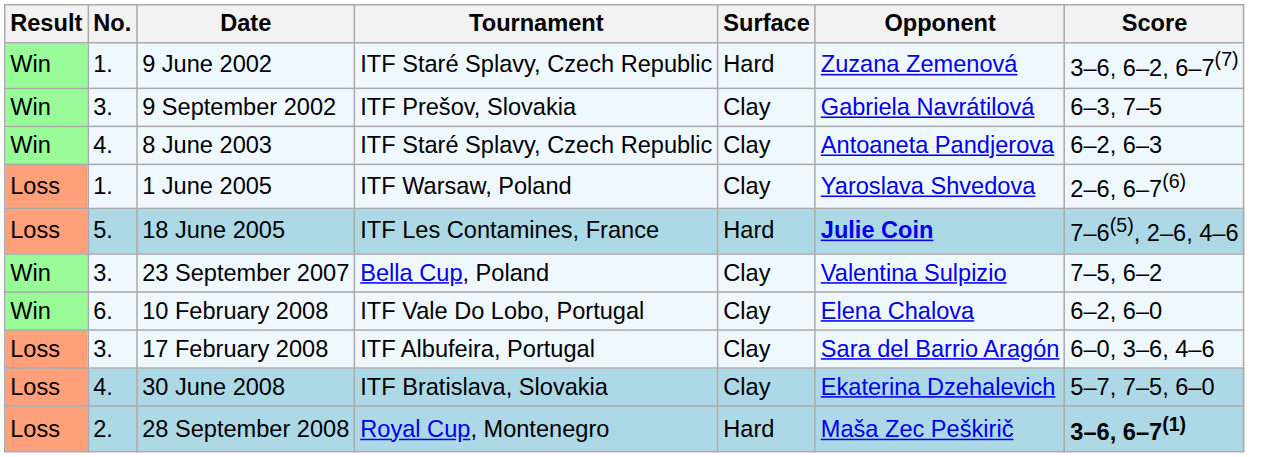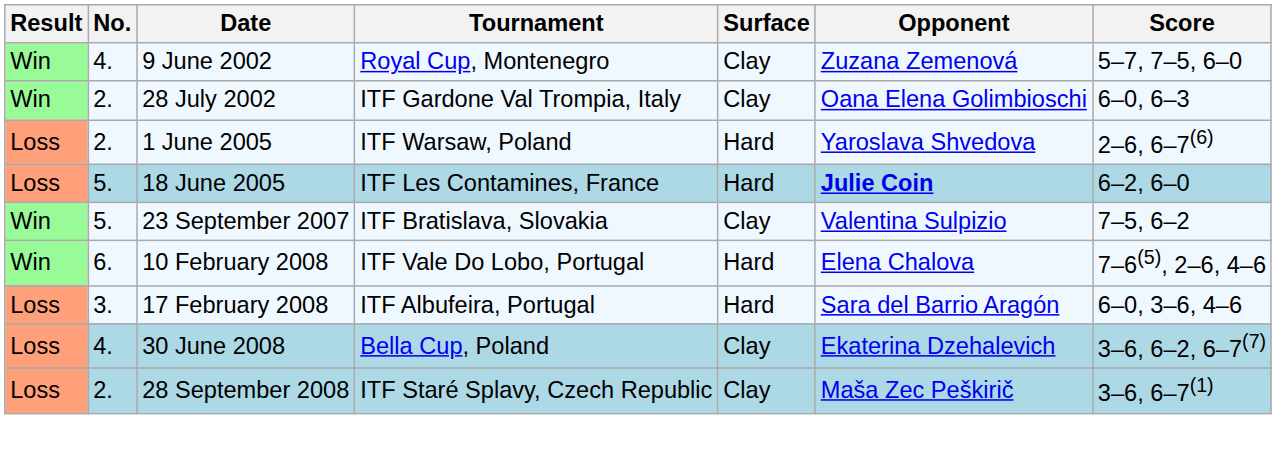(103, 64) 1. -> (103, 61) 4.
(536, 64) ITF Staré Splavy, Czech Republic -> (485, 61) Royal Cup, Montenegro
(749, 64) Hard -> (747, 61) Clay
(1154, 64) 3–6, 6–2, 6–7(7) -> (1170, 61) 5–7, 7–5, 6–0
+ row: (209, 99)
- row: (239, 106)
- row: (207, 144)
(103, 185) 1. -> (103, 141) 2.
(747, 185) Clay -> (749, 141) Hard
(1154, 230) 7–6(5), 2–6, 4–6 -> (1144, 182) 6–2, 6–0
(103, 271) 3. -> (103, 220) 5.
(455, 271) Bella Cup, Poland -> (484, 220) ITF Bratislava, Slovakia
(747, 310) Clay -> (749, 262) Hard
(1116, 310) 6–2, 6–0 -> (1182, 262) 7–6(5), 2–6, 4–6
(747, 348) Clay -> (749, 303) Hard
(484, 386) ITF Bratislava, Slovakia -> (455, 345) Bella Cup, Poland
(1142, 386) 5–7, 7–5, 6–0 -> (1182, 345) 3–6, 6–2, 6–7(7)
(485, 428) Royal Cup, Montenegro -> (536, 389) ITF Staré Splavy, Czech Republic
(749, 428) Hard -> (747, 389) Clay
(1128, 428) bold -> (1156, 389) normal
